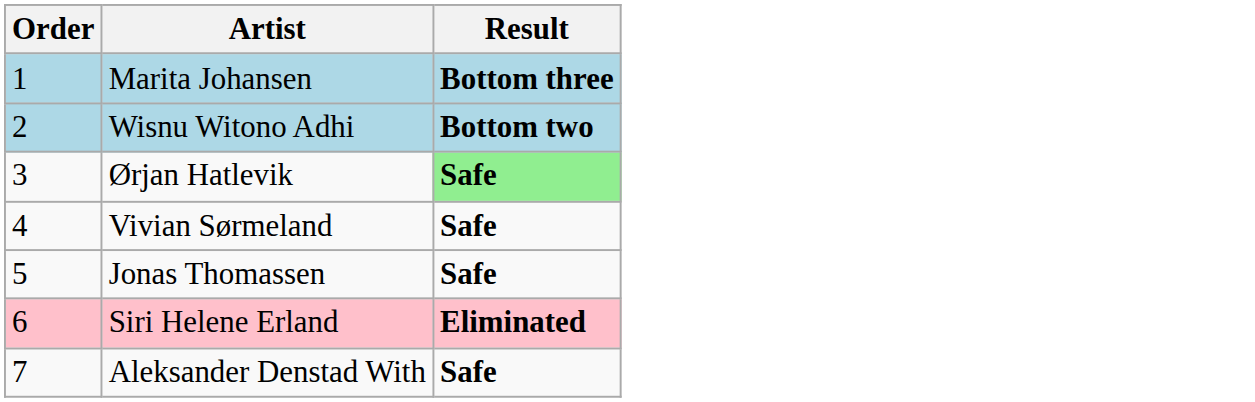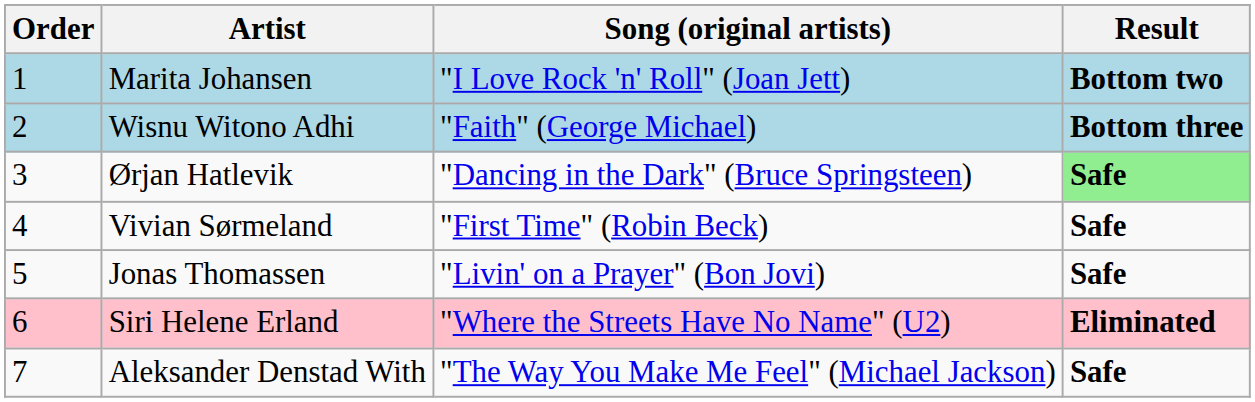+ column: (748, 28)
(527, 77) Bottom three -> (1147, 77) Bottom two
(517, 126) Bottom two -> (1157, 126) Bottom three
